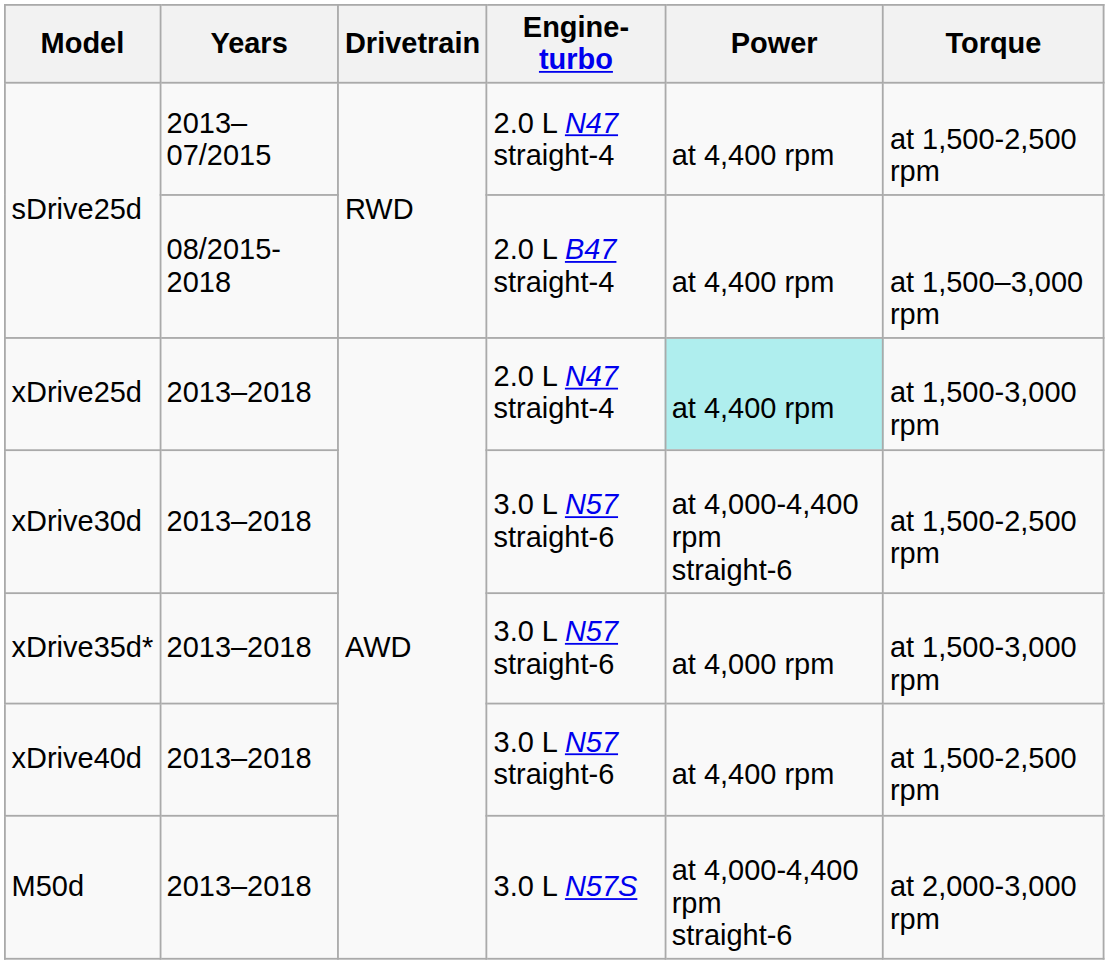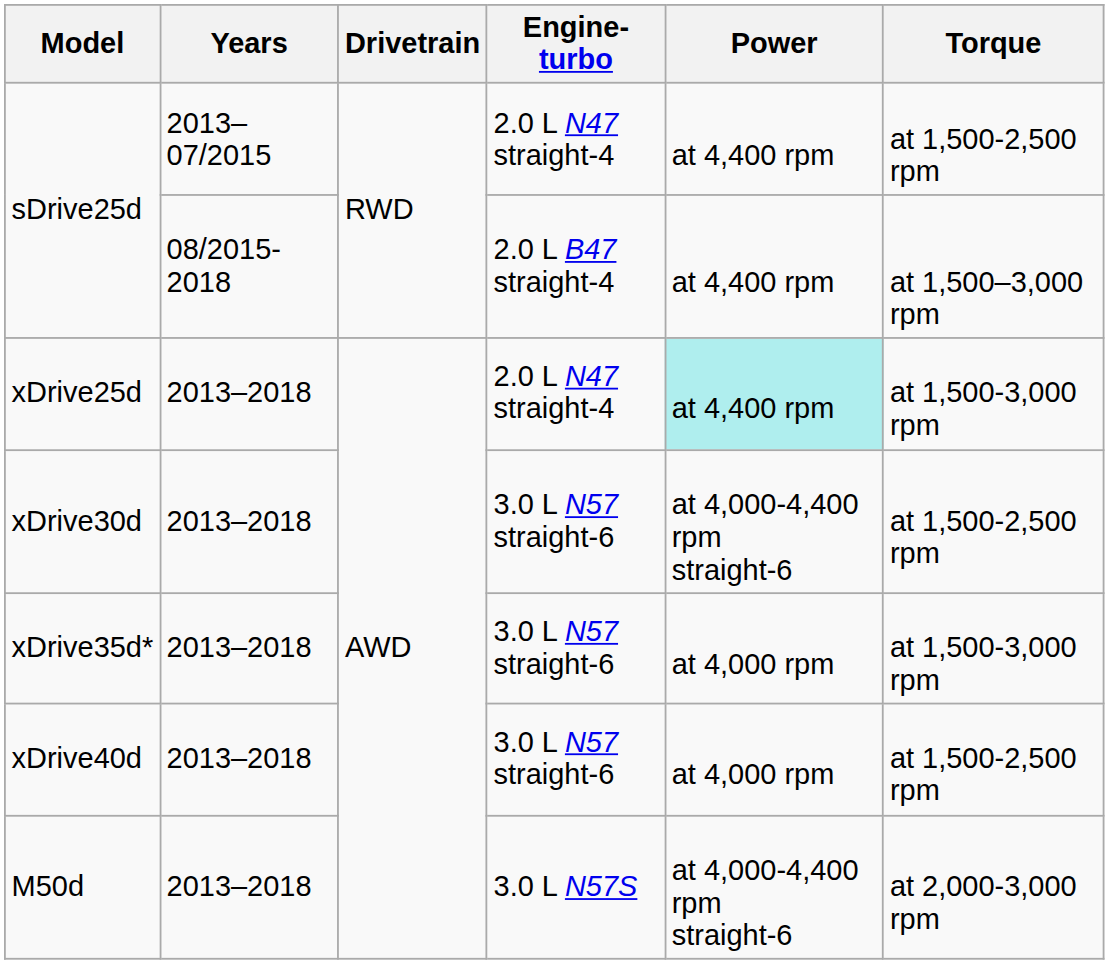(753, 775) at 4,400 rpm -> (753, 775) at 4,000 rpm
